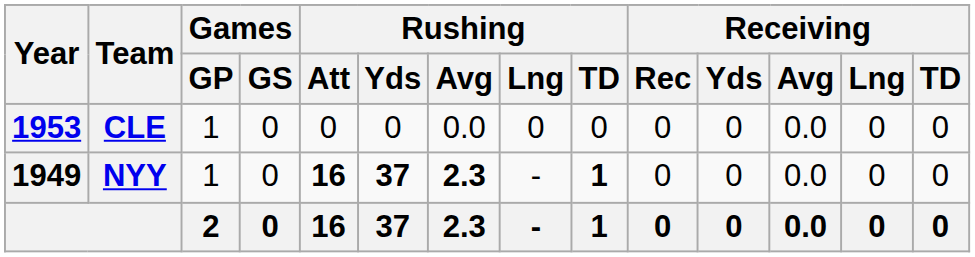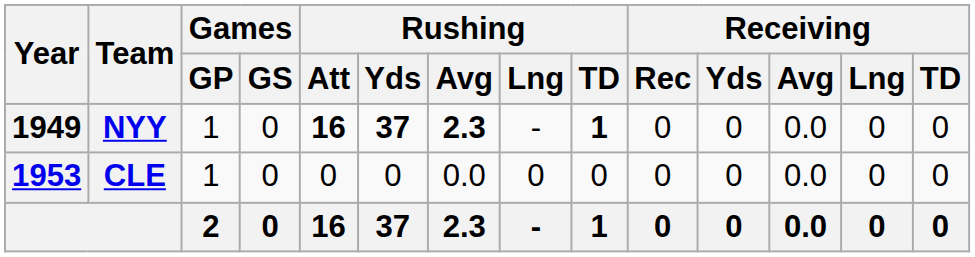rows swapped: (135, 176) <-> (135, 127)
